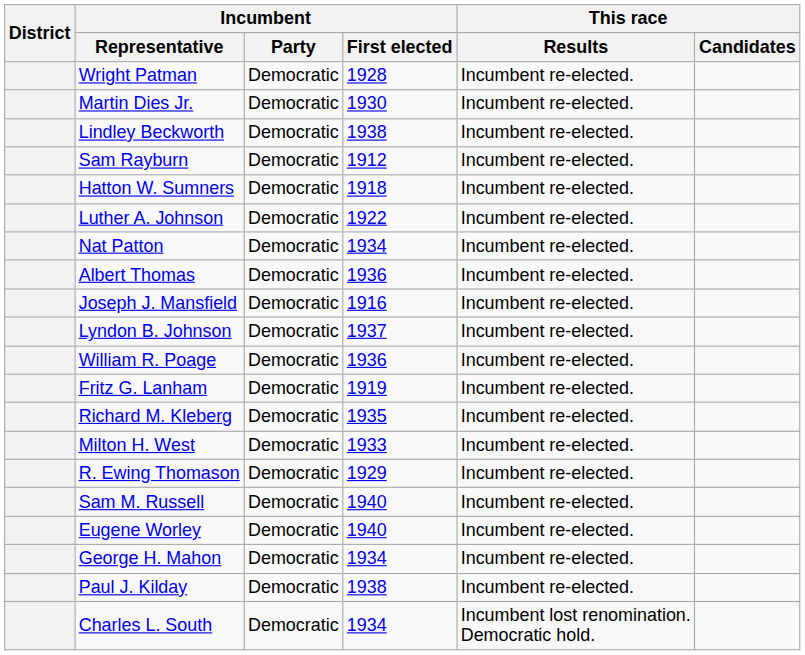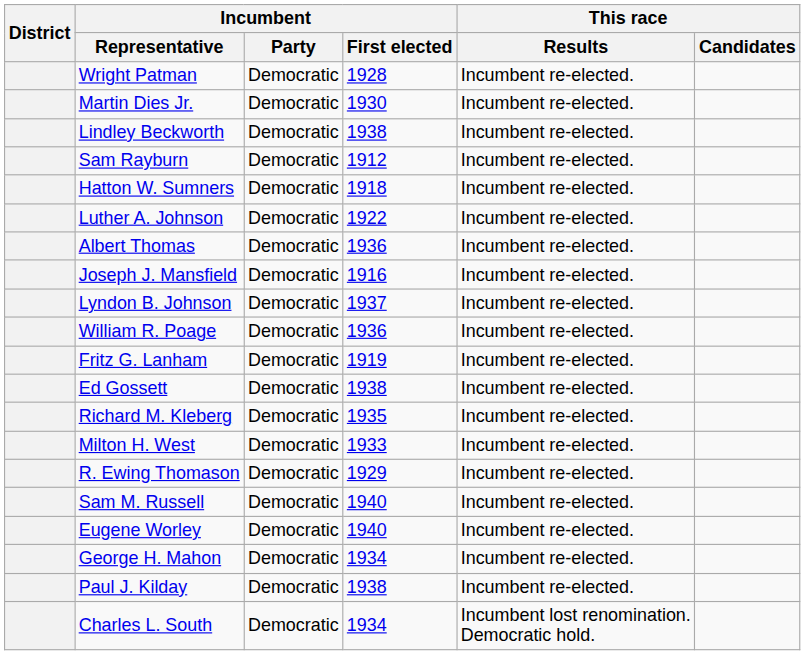- row: (121, 246)
+ row: (123, 388)
